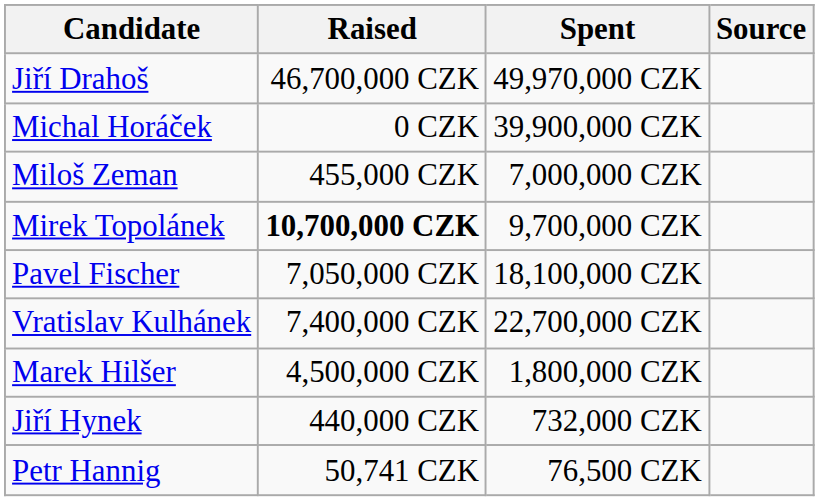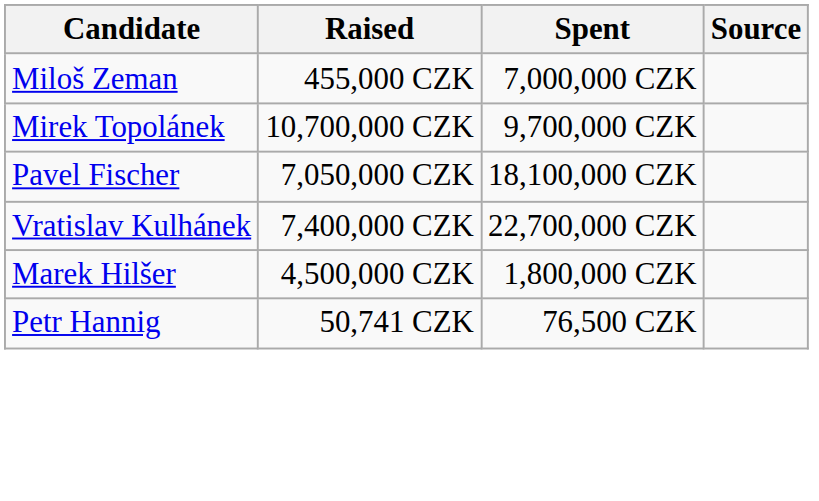- row: (80, 77)
- row: (112, 126)
(372, 224) bold -> (370, 126) normal
- row: (77, 420)
